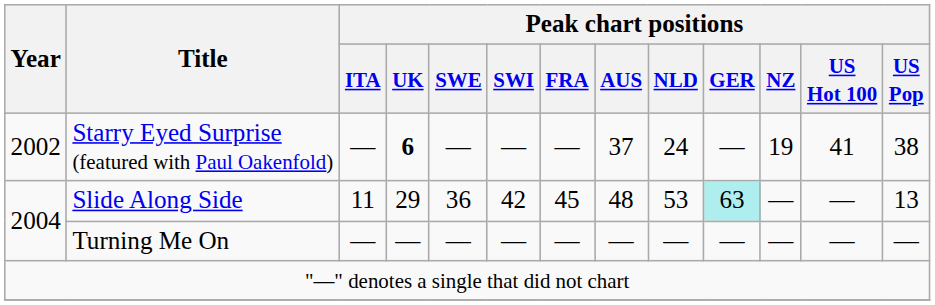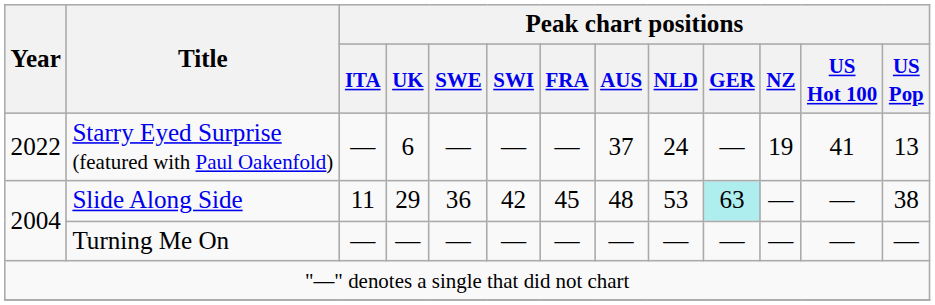(36, 146) 2002 -> (36, 146) 2022
(408, 146) bold -> (408, 146) normal
(906, 146) 38 -> (906, 146) 13
(906, 200) 13 -> (906, 200) 38
